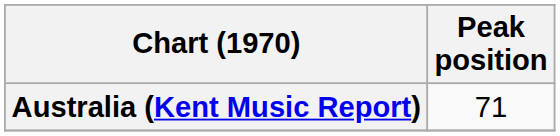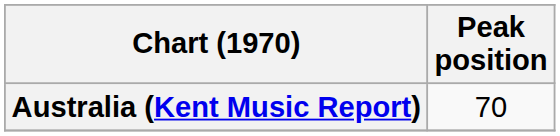(491, 106) 71 -> (491, 106) 70
